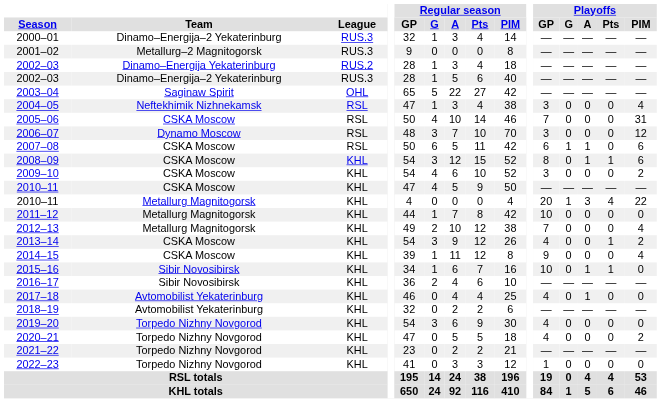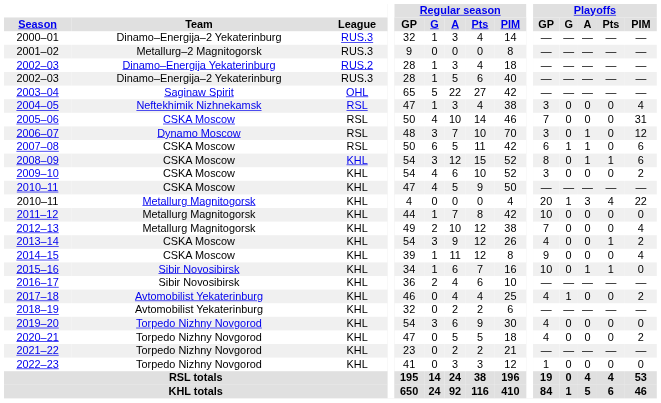(587, 133) 0 -> (587, 133) 1
(569, 296) 0 -> (569, 296) 1
(587, 296) 1 -> (587, 296) 0
(641, 296) 0 -> (641, 296) 2
